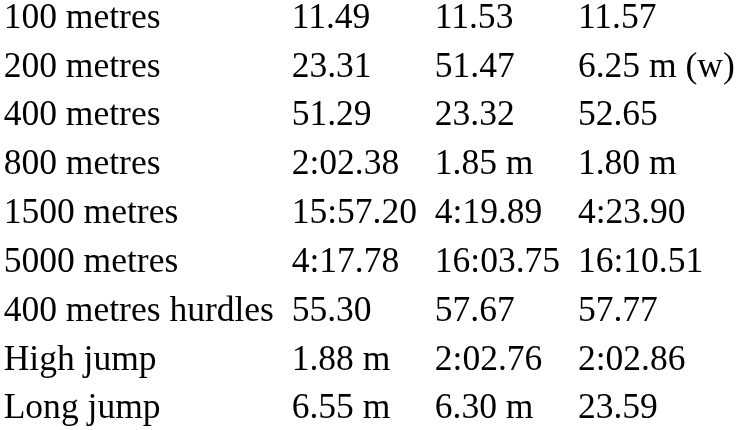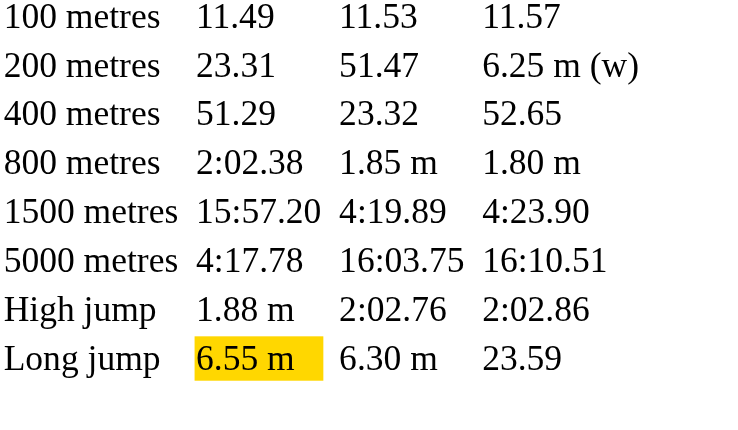- row: (139, 309)
(341, 406) no background -> (245, 357) gold background
